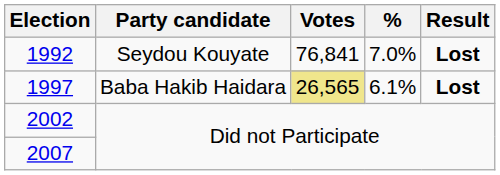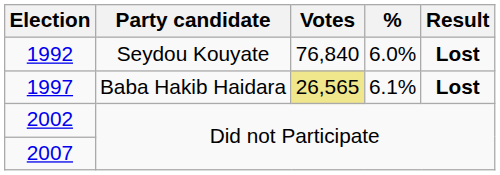(327, 53) 76,841 -> (327, 53) 76,840
(393, 53) 7.0% -> (393, 53) 6.0%
